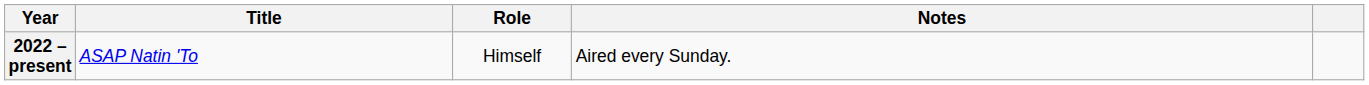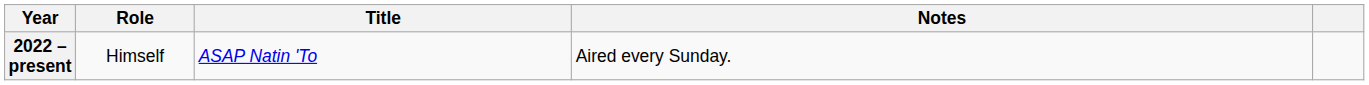columns swapped: (264, 18) <-> (512, 18)
